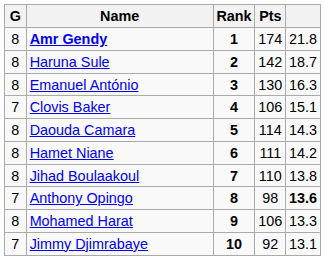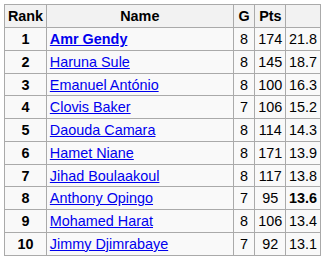columns swapped: (234, 16) <-> (15, 16)
(270, 62) 142 -> (270, 62) 145
(270, 85) 130 -> (270, 85) 100
(303, 107) 15.1 -> (303, 107) 15.2
(270, 153) 111 -> (270, 153) 171
(303, 153) 14.2 -> (303, 153) 13.9
(270, 176) 110 -> (270, 176) 117
(270, 198) 98 -> (270, 198) 95
(303, 221) 13.3 -> (303, 221) 13.4
